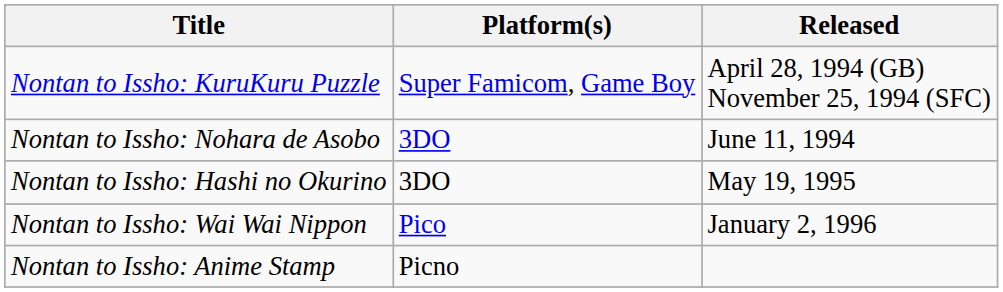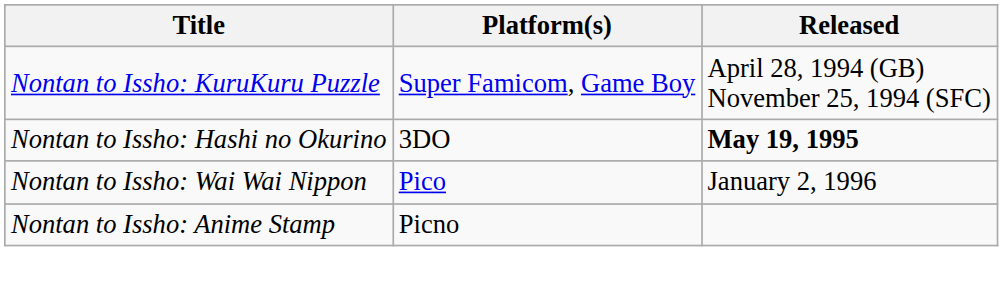- row: (196, 139)
(782, 181) normal -> (783, 139) bold
